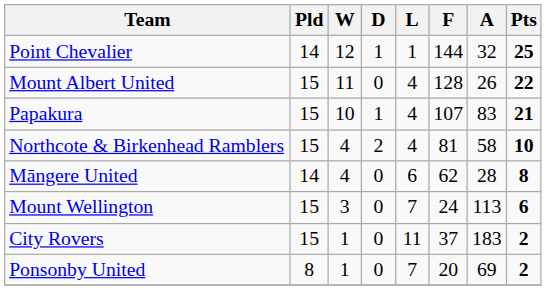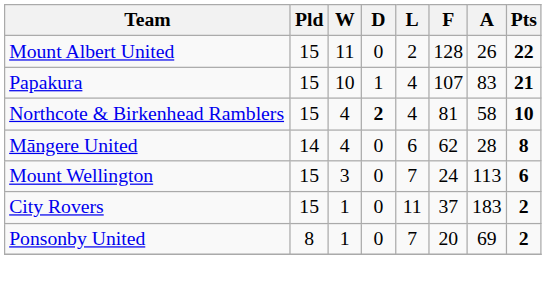- row: (71, 51)
(412, 82) 4 -> (412, 51) 2
(378, 144) normal -> (378, 113) bold
